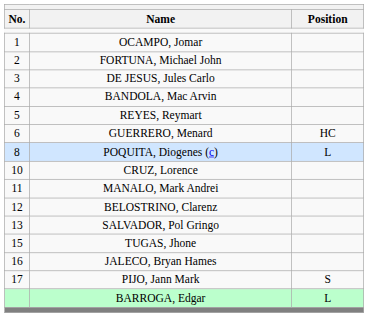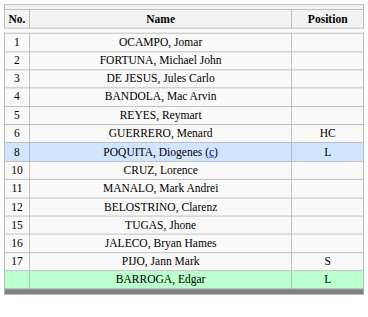- row: (17, 225)
